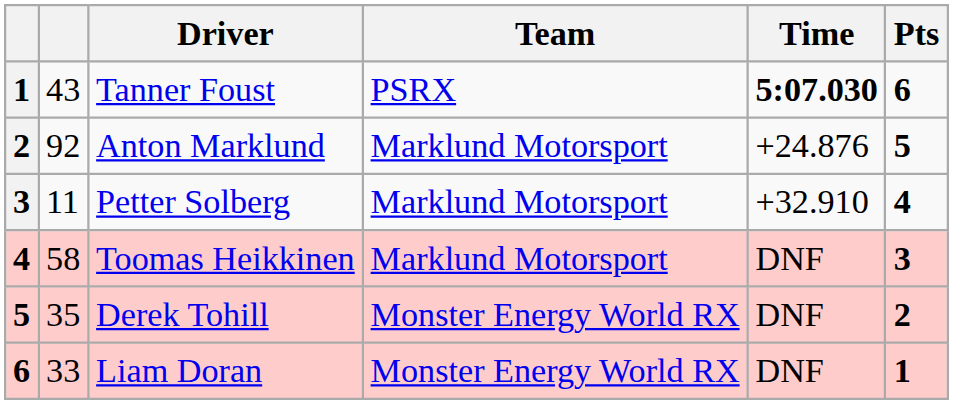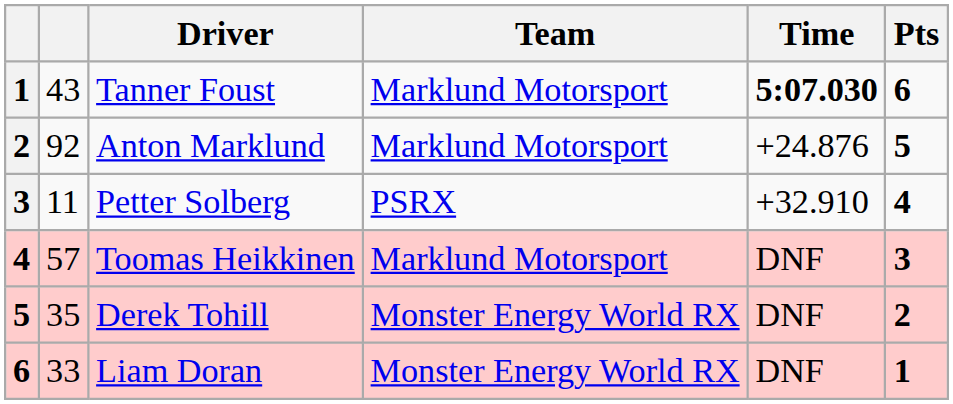(413, 89) PSRX -> (519, 89) Marklund Motorsport
(519, 202) Marklund Motorsport -> (413, 202) PSRX
(63, 258) 58 -> (63, 258) 57
